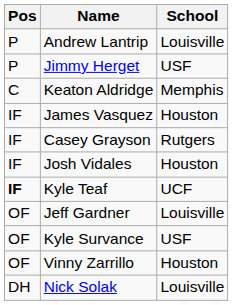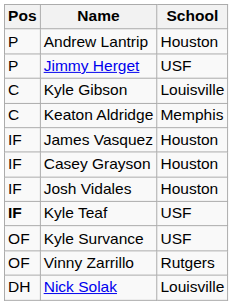(192, 41) Louisville -> (189, 41) Houston
+ row: (86, 90)
(188, 139) Rutgers -> (189, 164) Houston
(176, 189) UCF -> (176, 213) USF
- row: (87, 213)
(189, 262) Houston -> (188, 262) Rutgers
